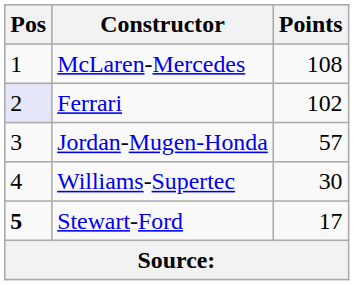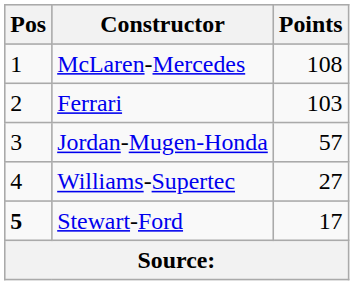(16, 103) lavender background -> (16, 103) no background
(325, 103) 102 -> (325, 103) 103
(331, 181) 30 -> (331, 181) 27
